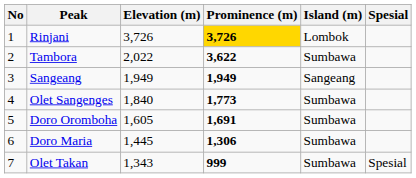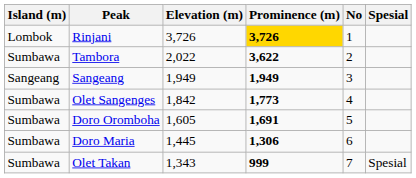columns swapped: (16, 15) <-> (333, 15)
(138, 99) 1,840 -> (181, 99) 1,842
